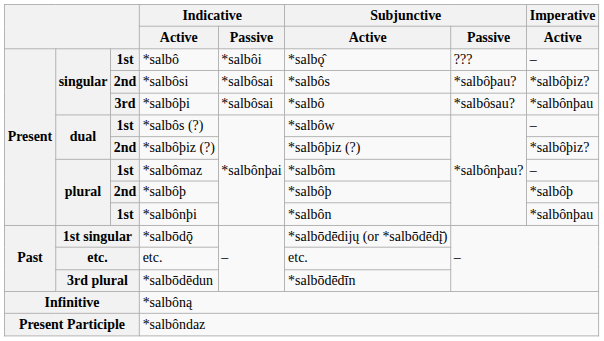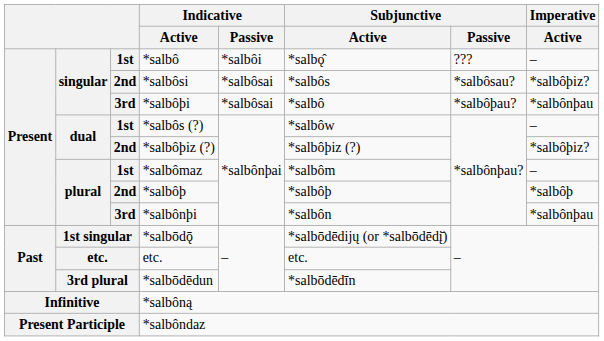(485, 81) *salbôþau? -> (484, 81) *salbôsau?
(484, 103) *salbôsau? -> (485, 103) *salbôþau?
(125, 214) 1st -> (125, 214) 3rd
